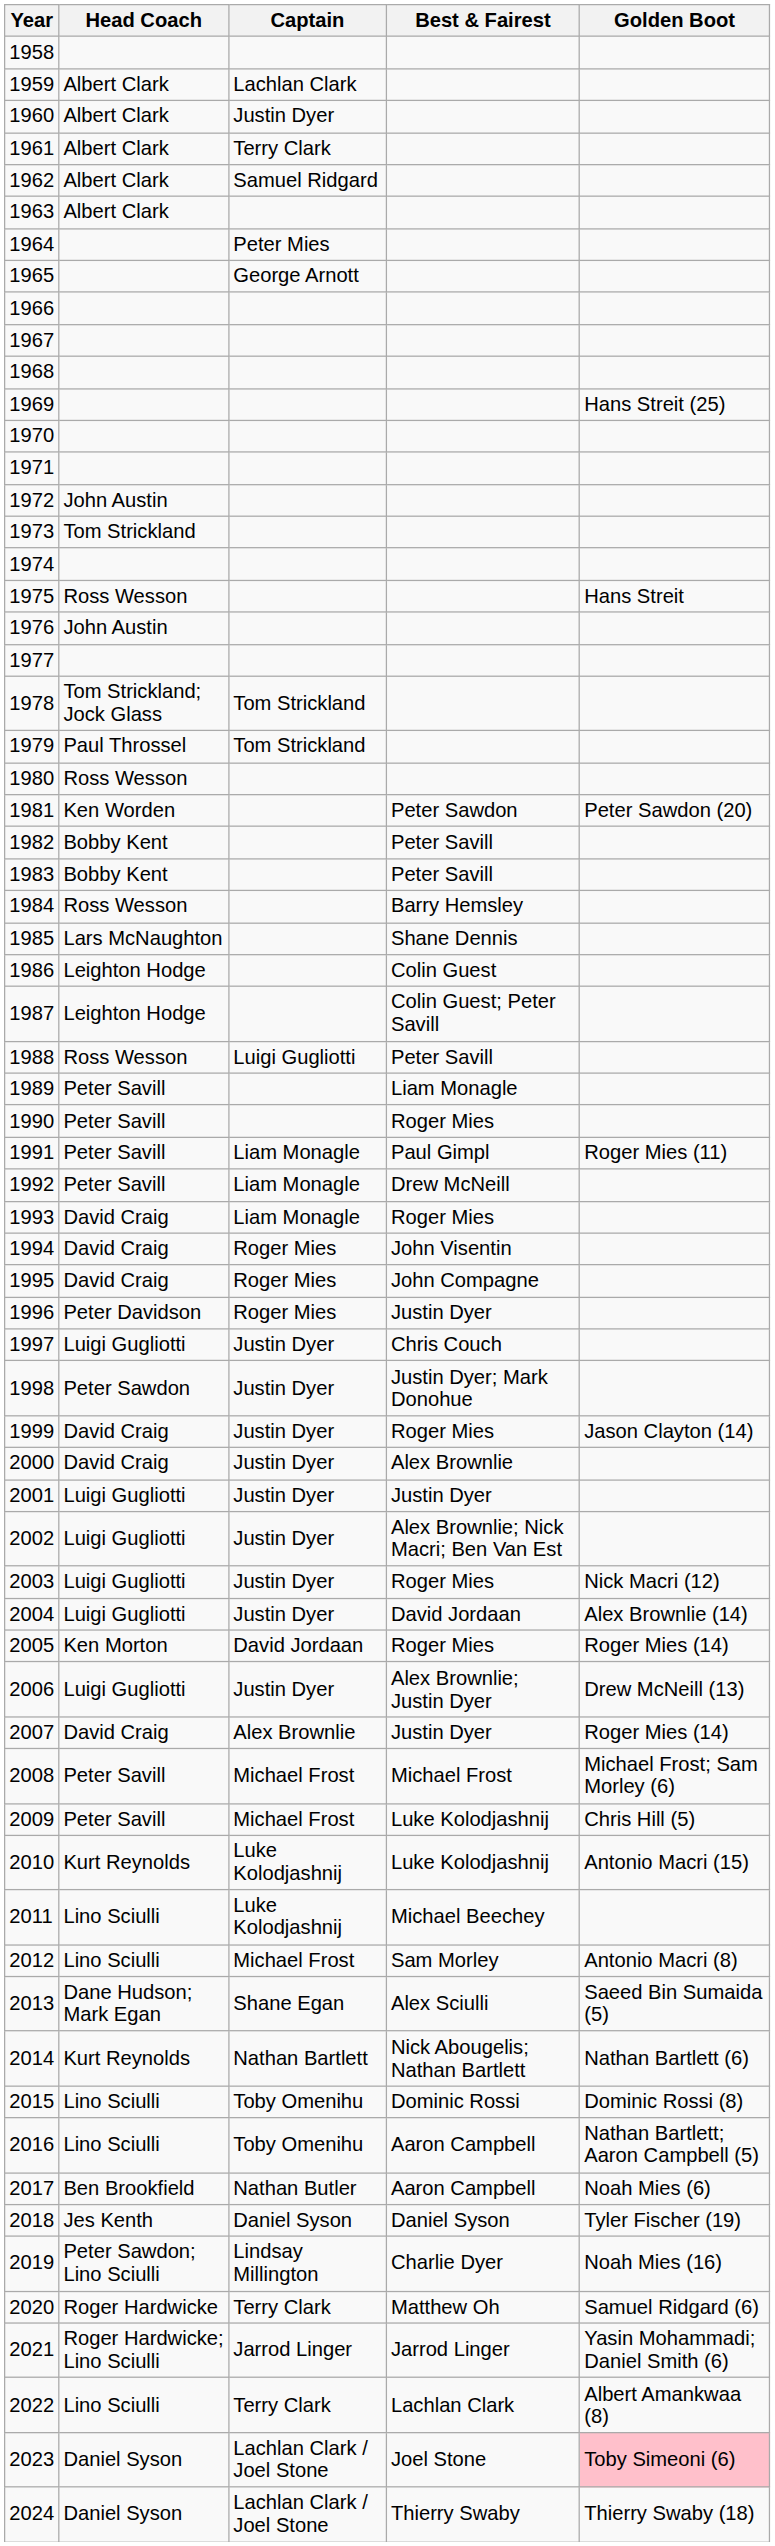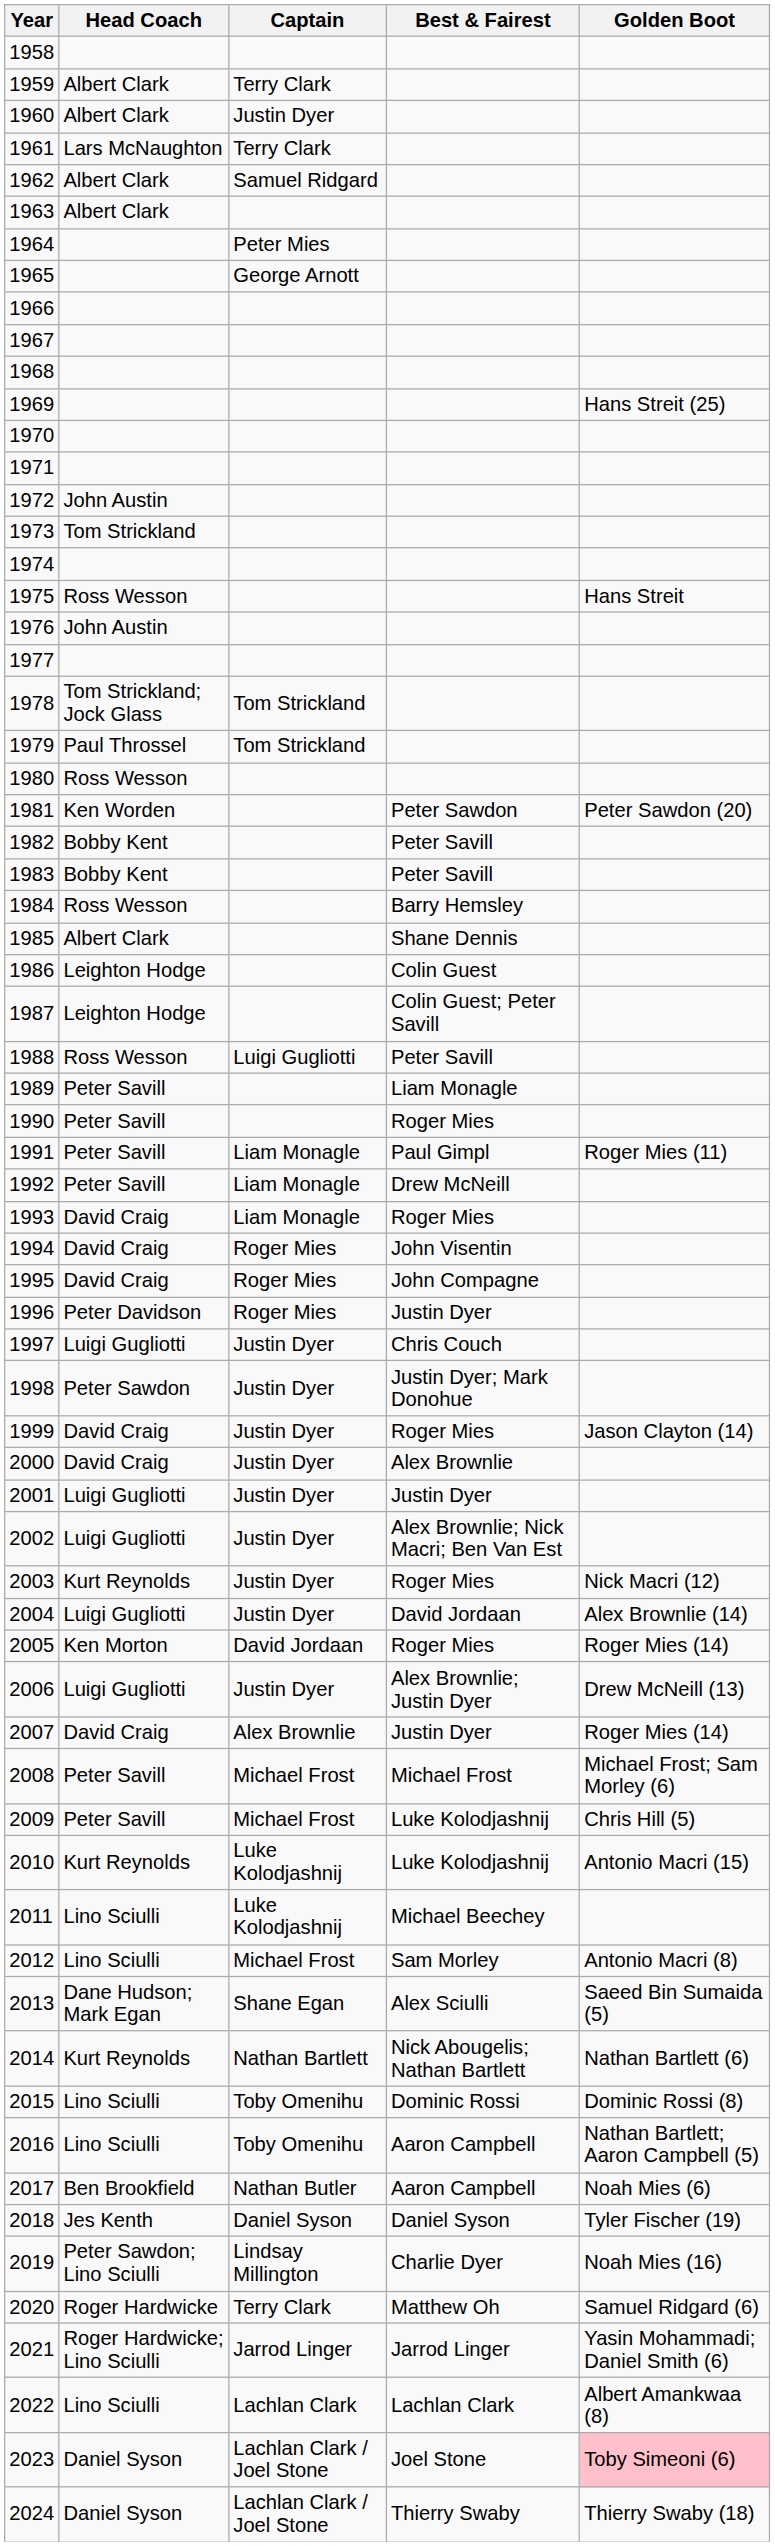(295, 84) Lachlan Clark -> (282, 84) Terry Clark
(116, 148) Albert Clark -> (143, 148) Lars McNaughton
(143, 938) Lars McNaughton -> (116, 938) Albert Clark
(124, 1581) Luigi Gugliotti -> (127, 1581) Kurt Reynolds
(282, 2404) Terry Clark -> (295, 2404) Lachlan Clark
